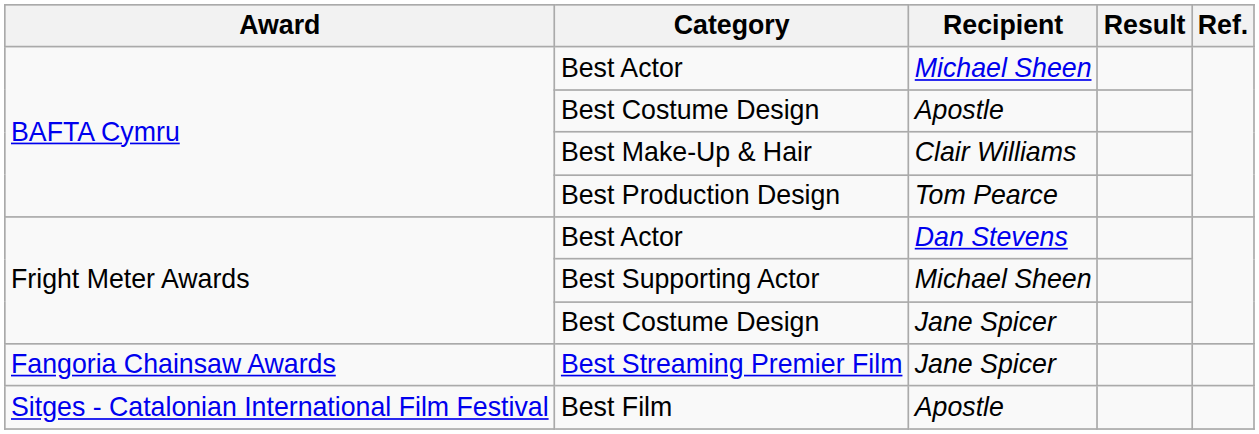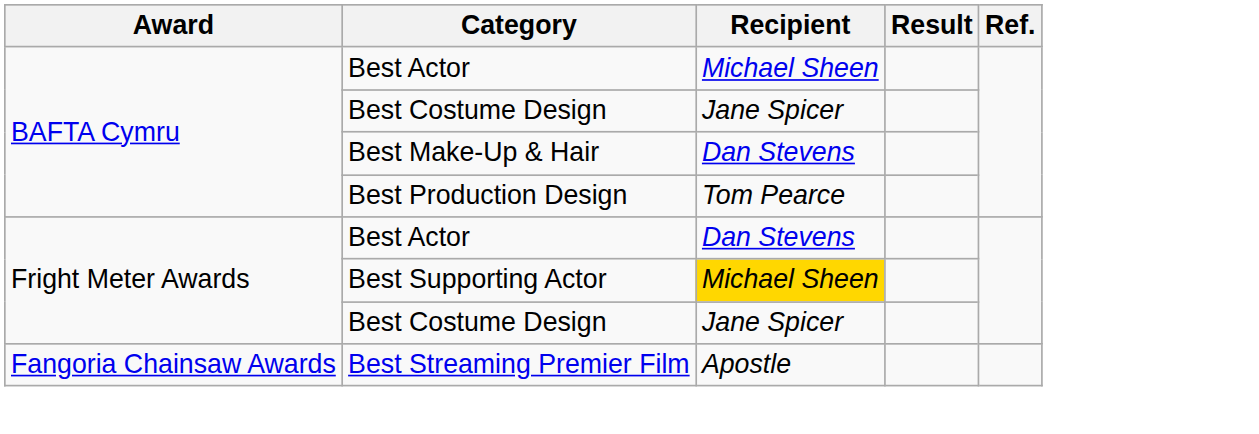(959, 110) Apostle -> (772, 110) Jane Spicer
(996, 152) Clair Williams -> (778, 152) Dan Stevens
(1003, 279) no background -> (790, 279) gold background
(985, 364) Jane Spicer -> (746, 364) Apostle
- row: (280, 407)
